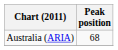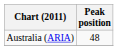(95, 38) 68 -> (95, 38) 48
